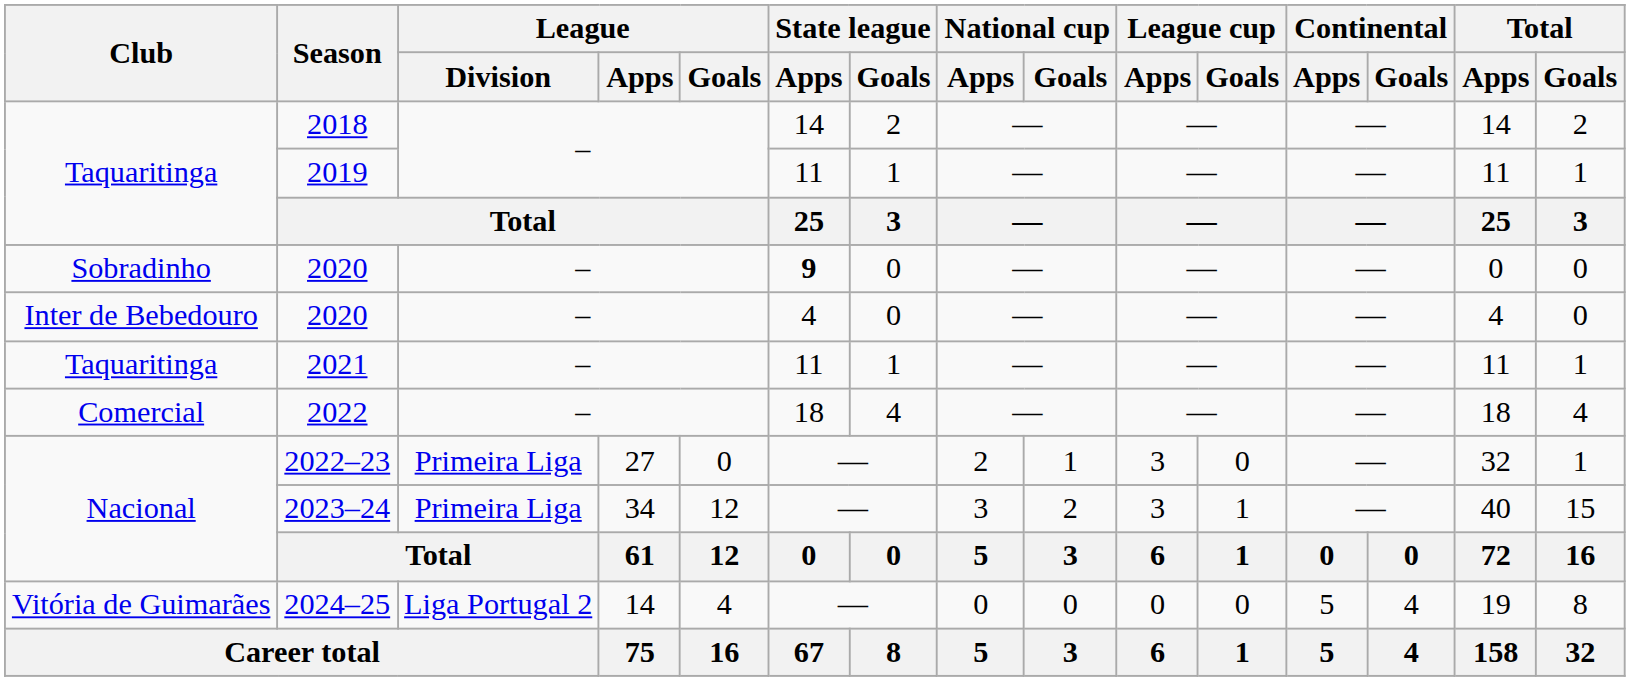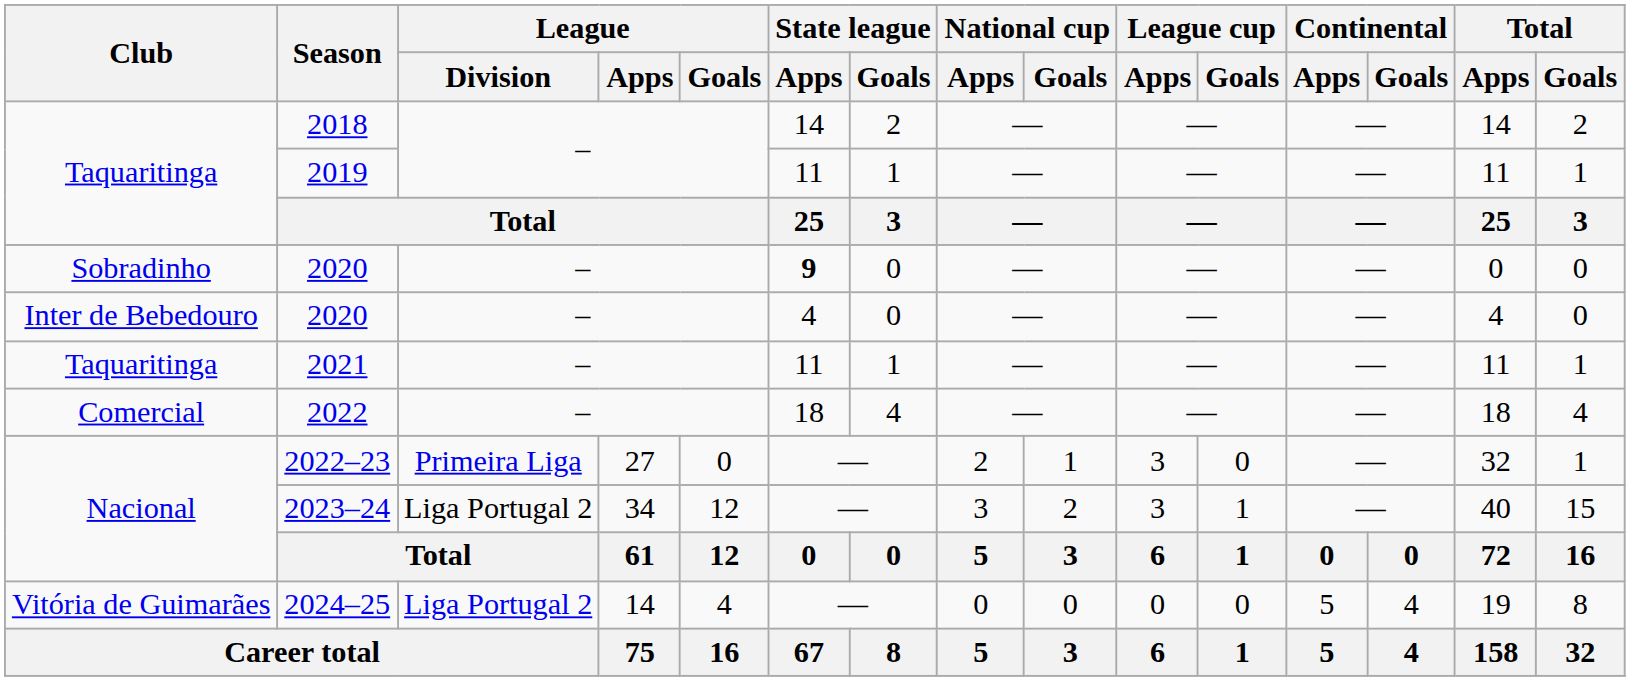(498, 508) Primeira Liga -> (498, 508) Liga Portugal 2
